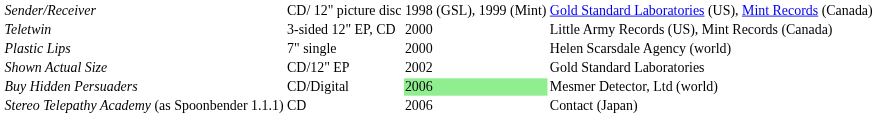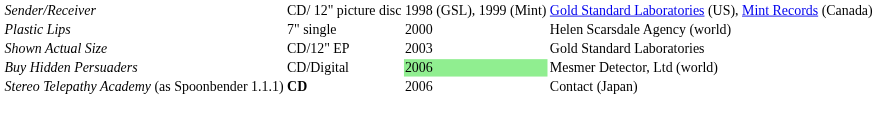- row: (28, 29)
(419, 67) 2002 -> (419, 48) 2003
(297, 106) normal -> (297, 87) bold
